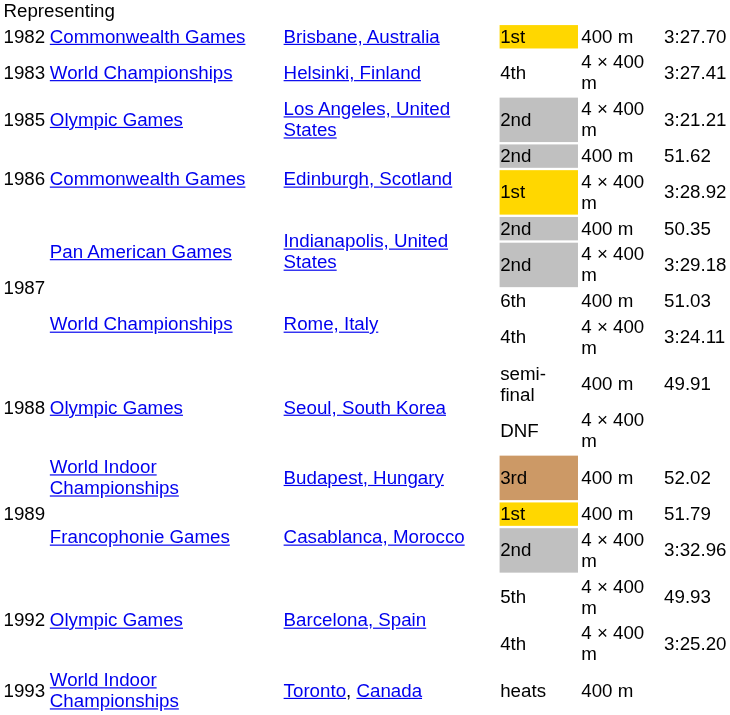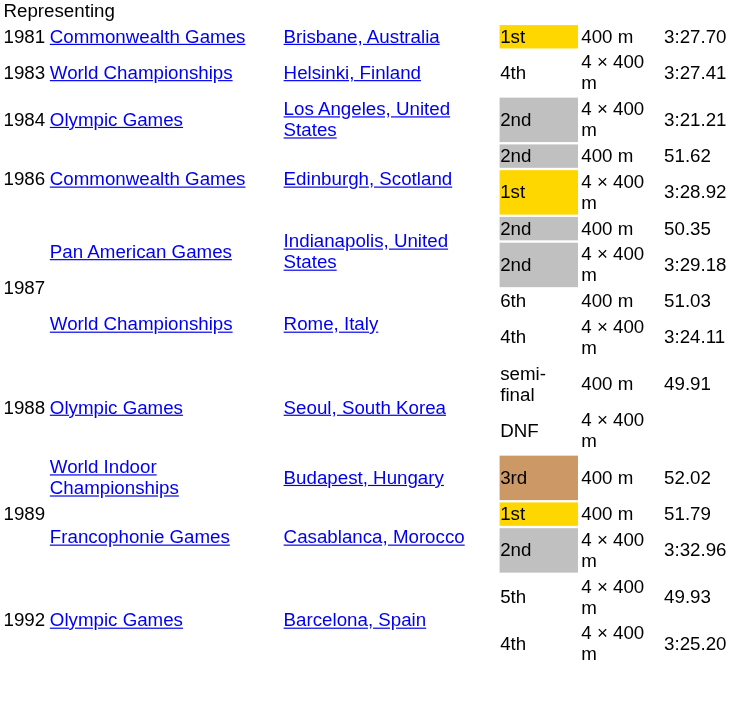(24, 36) 1982 -> (24, 36) 1981
(24, 119) 1985 -> (24, 119) 1984
- row: (353, 690)
